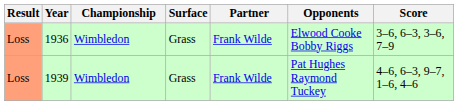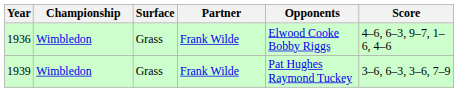- column: (23, 13)
(410, 39) 3–6, 6–3, 3–6, 7–9 -> (403, 39) 4–6, 6–3, 9–7, 1–6, 4–6
(410, 78) 4–6, 6–3, 9–7, 1–6, 4–6 -> (406, 71) 3–6, 6–3, 3–6, 7–9
